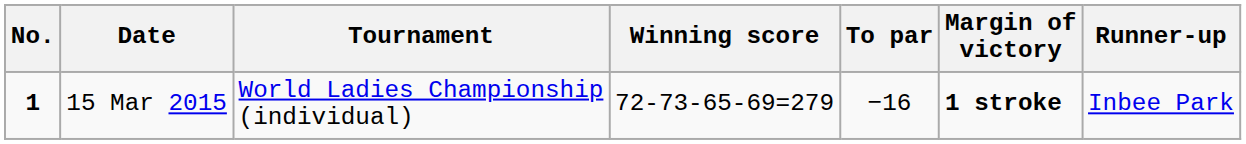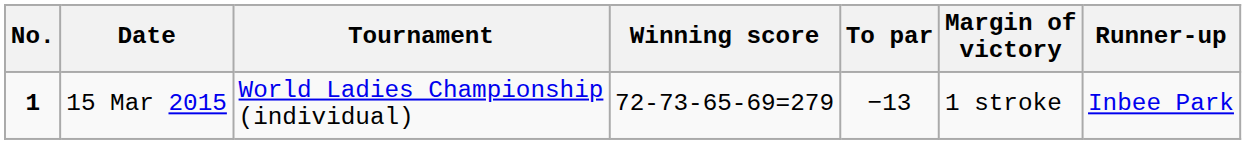(889, 106) −16 -> (889, 106) −13
(1003, 106) bold -> (1003, 106) normal
